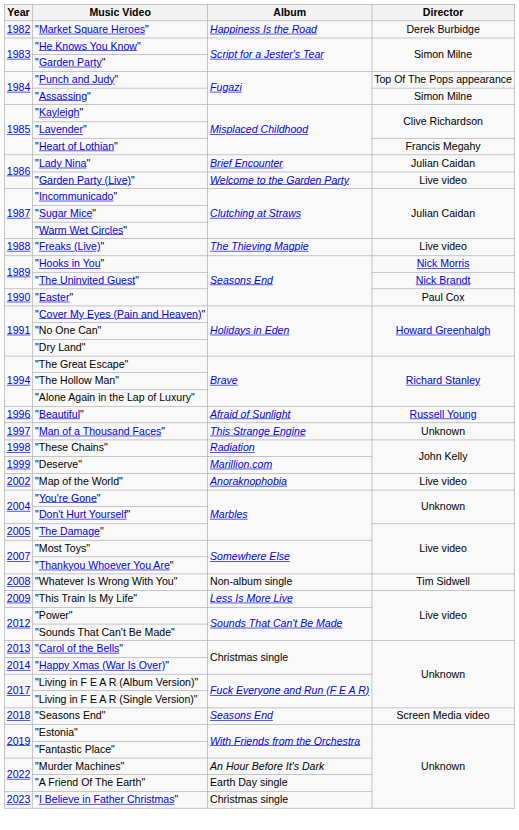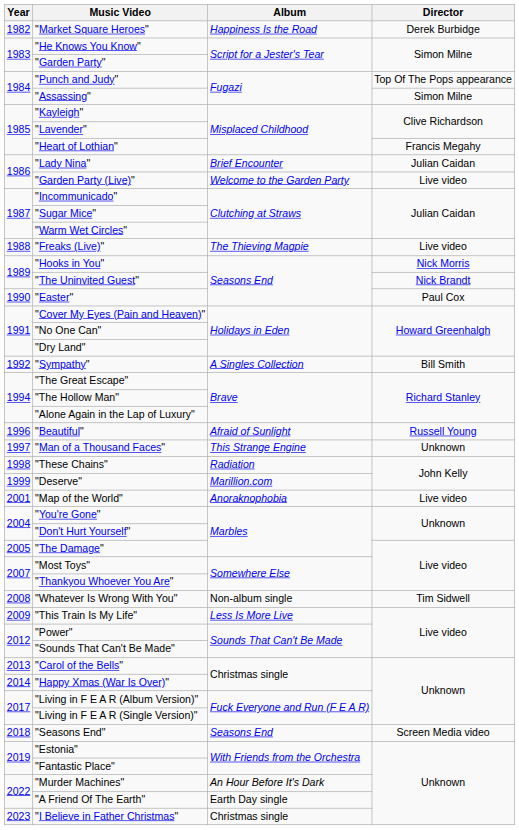+ row: (62, 364)
(19, 481) 2002 -> (19, 498) 2001
